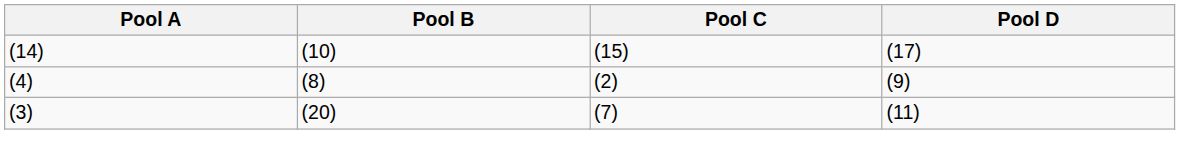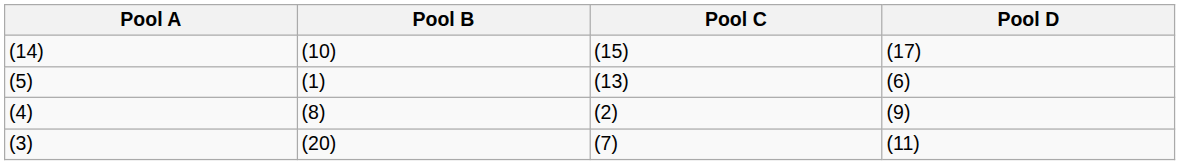+ row: (21, 81)
